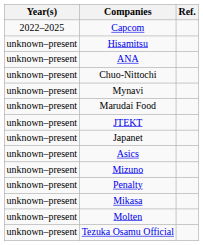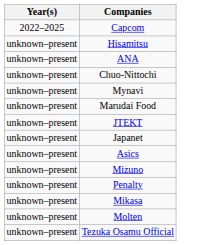- column: (187, 12)
